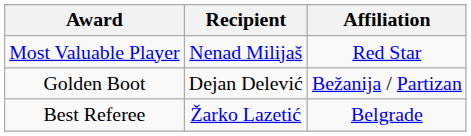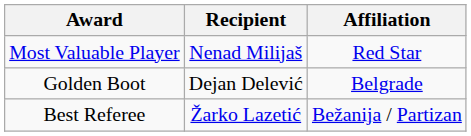(387, 83) Bežanija / Partizan -> (387, 83) Belgrade
(387, 114) Belgrade -> (387, 114) Bežanija / Partizan
